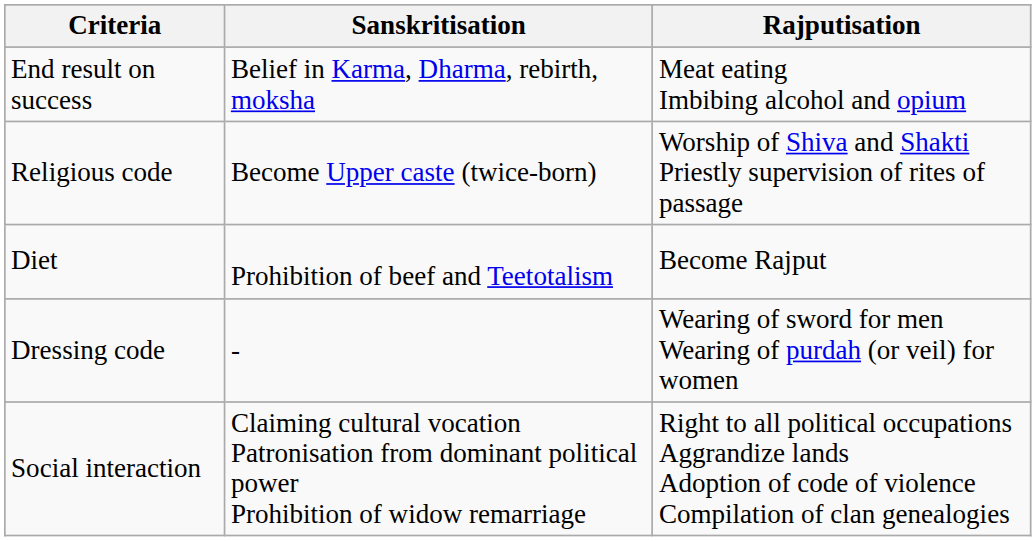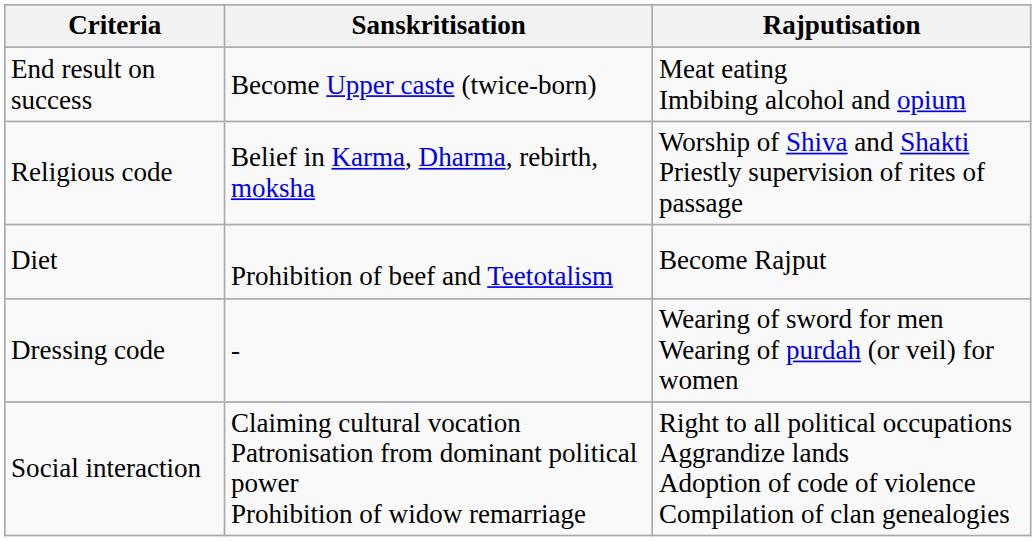(414, 84) Belief in Karma, Dharma, rebirth, moksha -> (414, 84) Become Upper caste (twice-born)
(414, 172) Become Upper caste (twice-born) -> (414, 172) Belief in Karma, Dharma, rebirth, moksha
